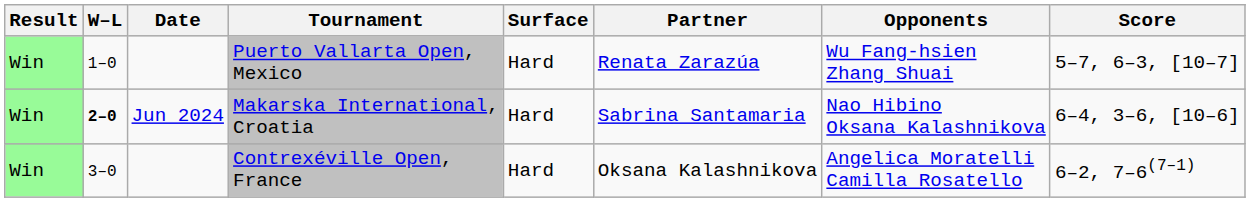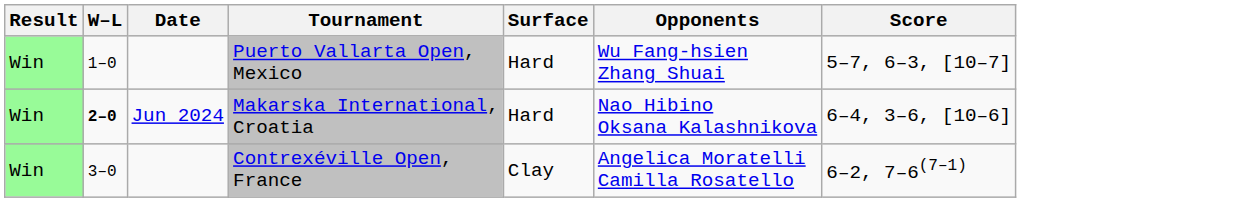- column: (708, 20)
(531, 170) Hard -> (531, 170) Clay
